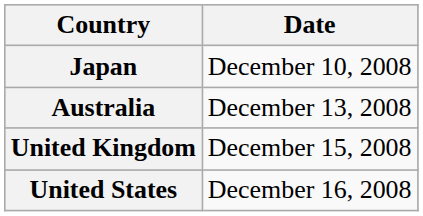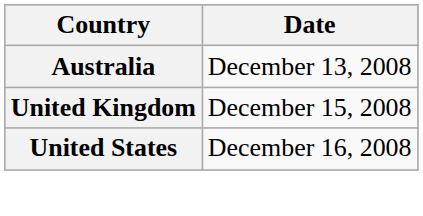- row: (103, 66)
